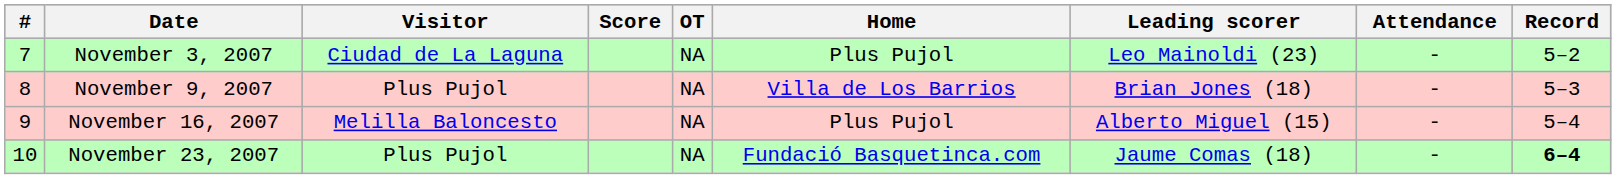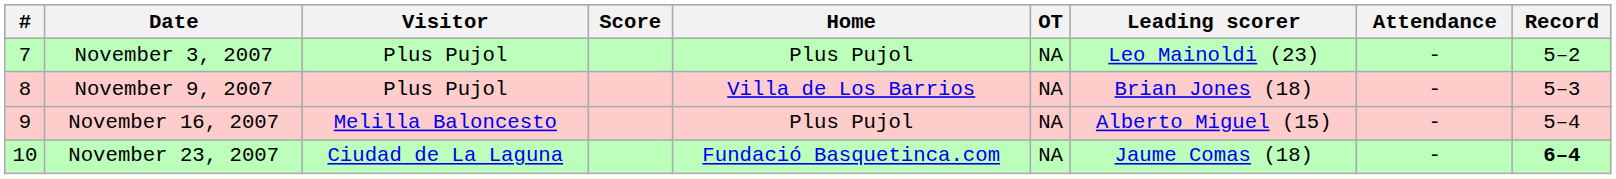columns swapped: (892, 22) <-> (692, 22)
(445, 55) Ciudad de La Laguna -> (445, 55) Plus Pujol
(445, 156) Plus Pujol -> (445, 156) Ciudad de La Laguna
